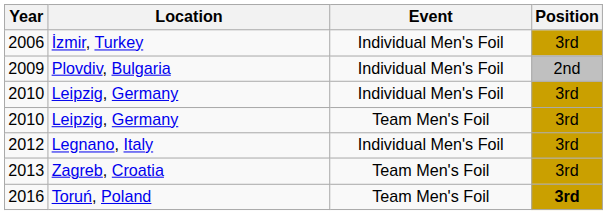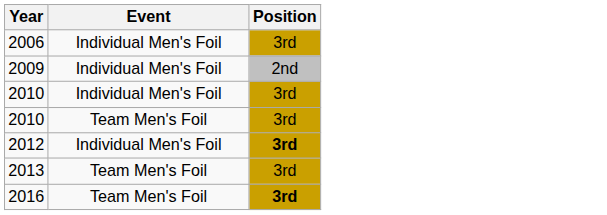- column: (189, 17)
(567, 145) normal -> (285, 145) bold
